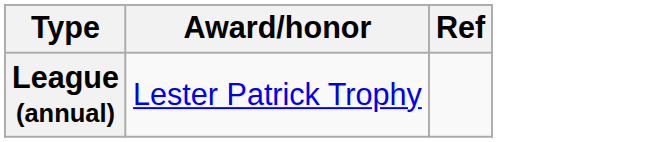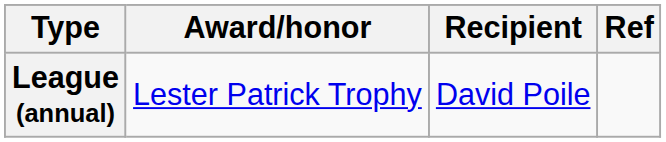+ column: (513, 28)
